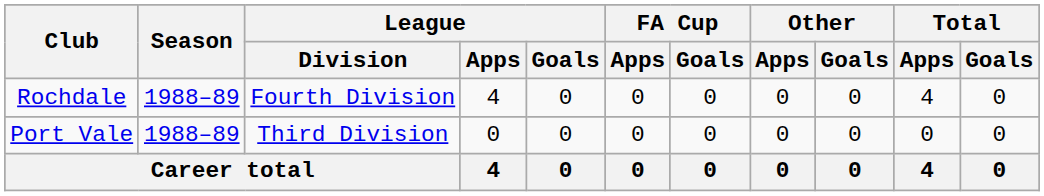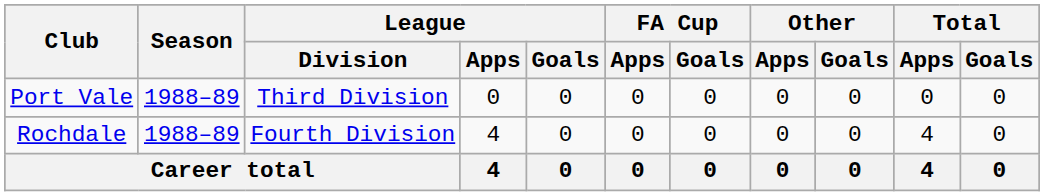rows swapped: (72, 135) <-> (72, 98)
